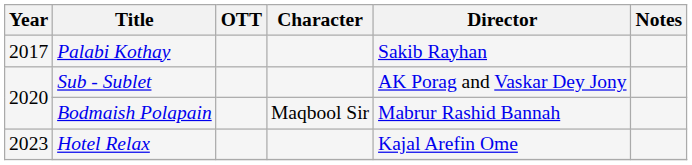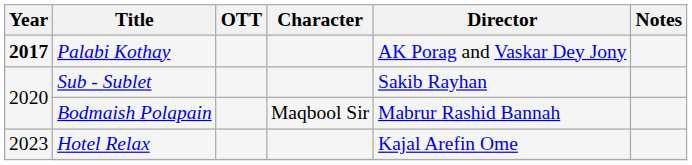(29, 50) normal -> (29, 50) bold
(433, 50) Sakib Rayhan -> (502, 50) AK Porag and Vaskar Dey Jony
(502, 81) AK Porag and Vaskar Dey Jony -> (433, 81) Sakib Rayhan
